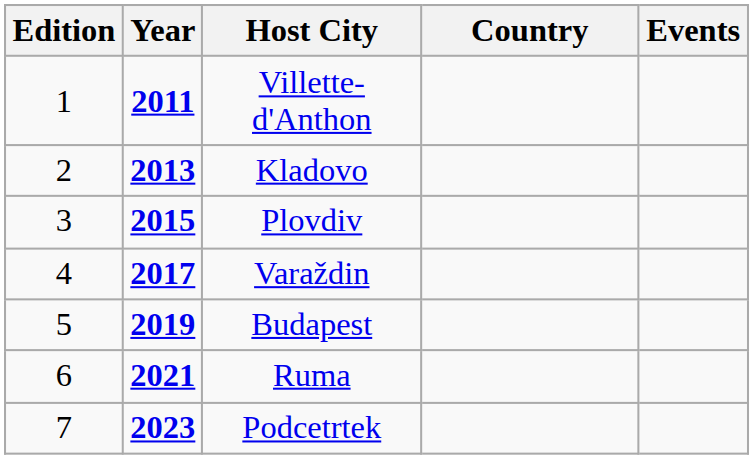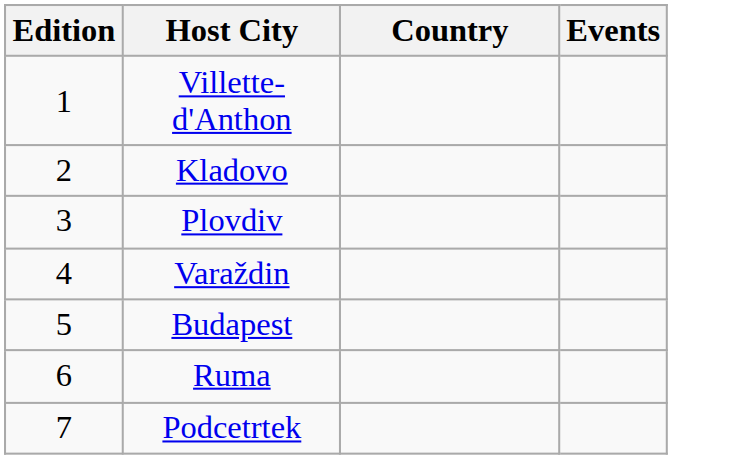- column: (163, 30)
